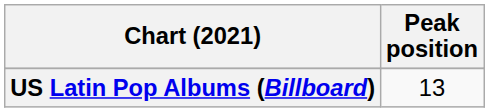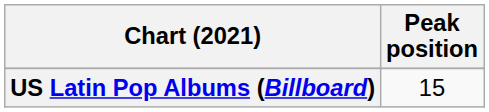(432, 87) 13 -> (432, 87) 15
